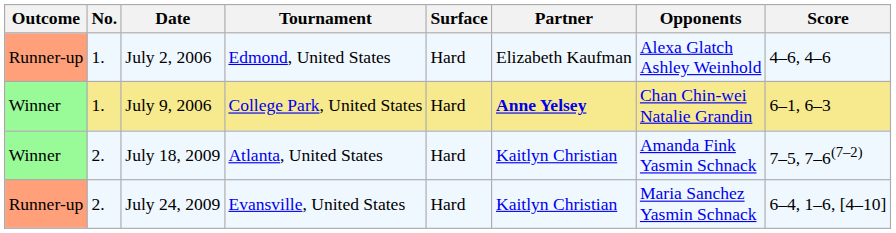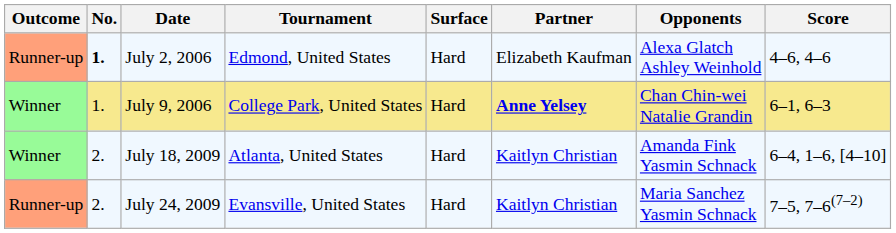(98, 56) normal -> (98, 56) bold
(816, 154) 7–5, 7–6(7–2) -> (828, 154) 6–4, 1–6, [4–10]
(828, 203) 6–4, 1–6, [4–10] -> (816, 203) 7–5, 7–6(7–2)
